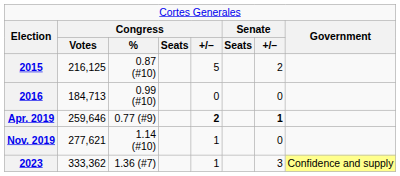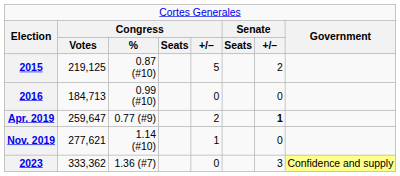(87, 68) 216,125 -> (87, 68) 219,125
(87, 118) 259,646 -> (87, 118) 259,647
(217, 118) bold -> (217, 118) normal
(217, 163) 1 -> (217, 163) 0
